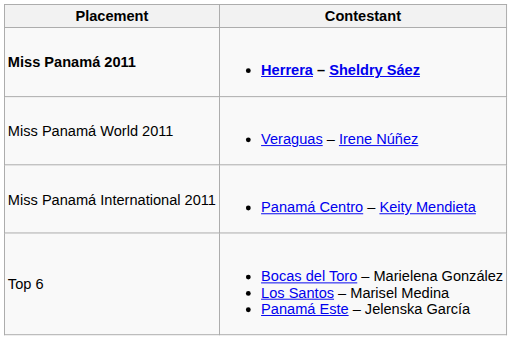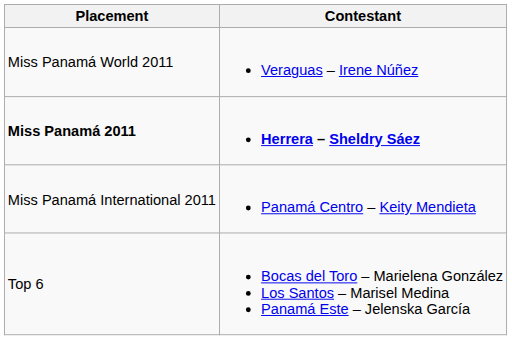rows swapped: (72, 62) <-> (91, 131)
